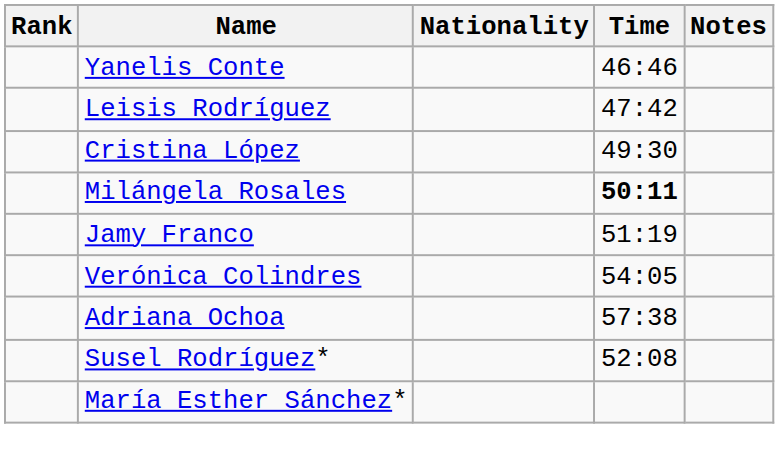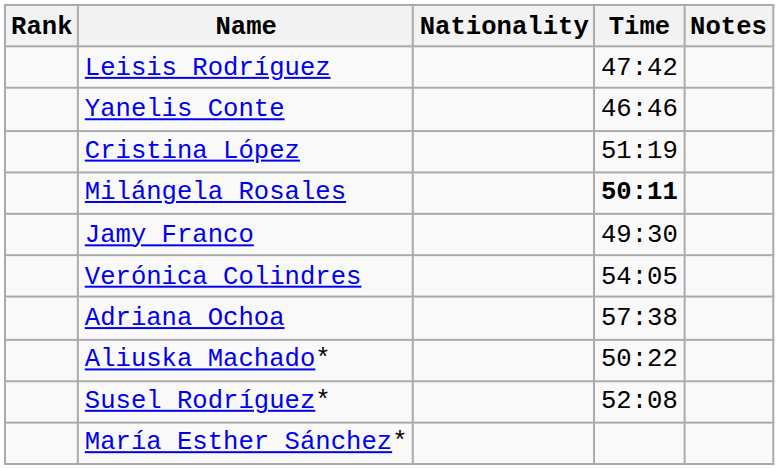rows swapped: (185, 68) <-> (208, 109)
(639, 151) 49:30 -> (639, 151) 51:19
(639, 235) 51:19 -> (639, 235) 49:30
+ row: (208, 360)
